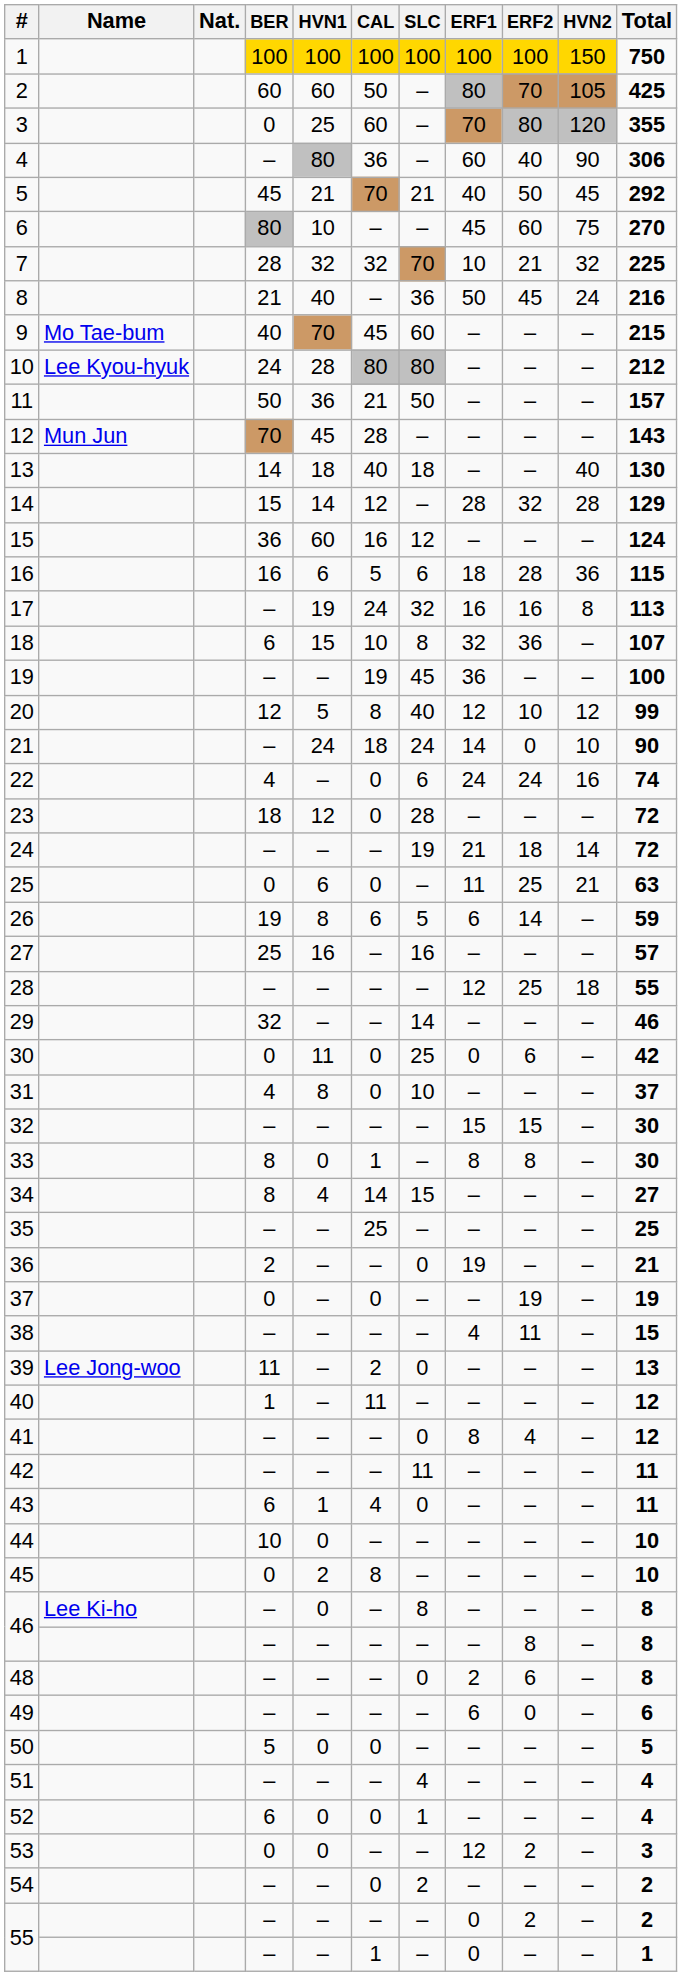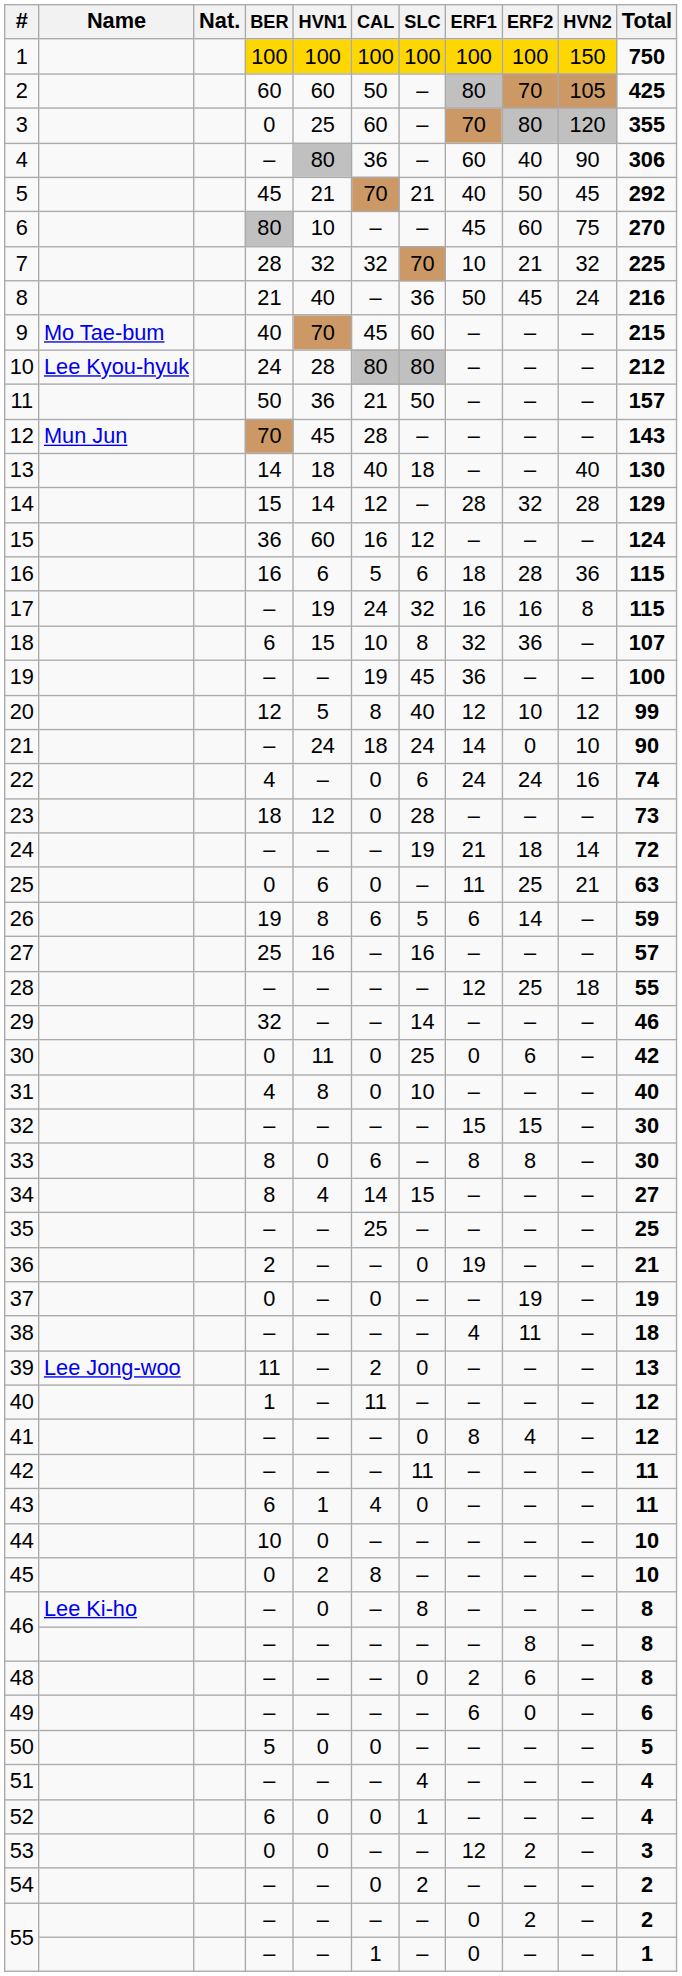(647, 608) 113 -> (647, 608) 115
(647, 815) 72 -> (647, 815) 73
(647, 1091) 37 -> (647, 1091) 40
(376, 1160) 1 -> (376, 1160) 6
(647, 1333) 15 -> (647, 1333) 18
